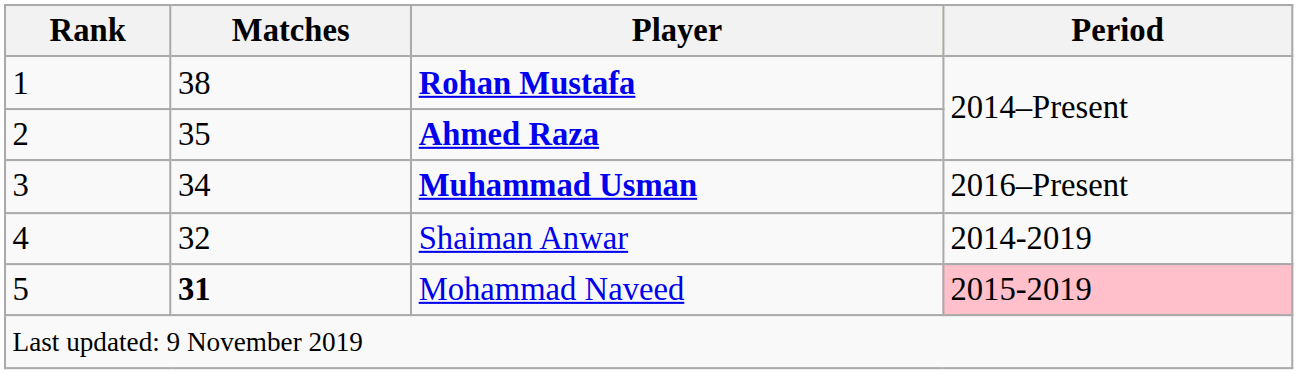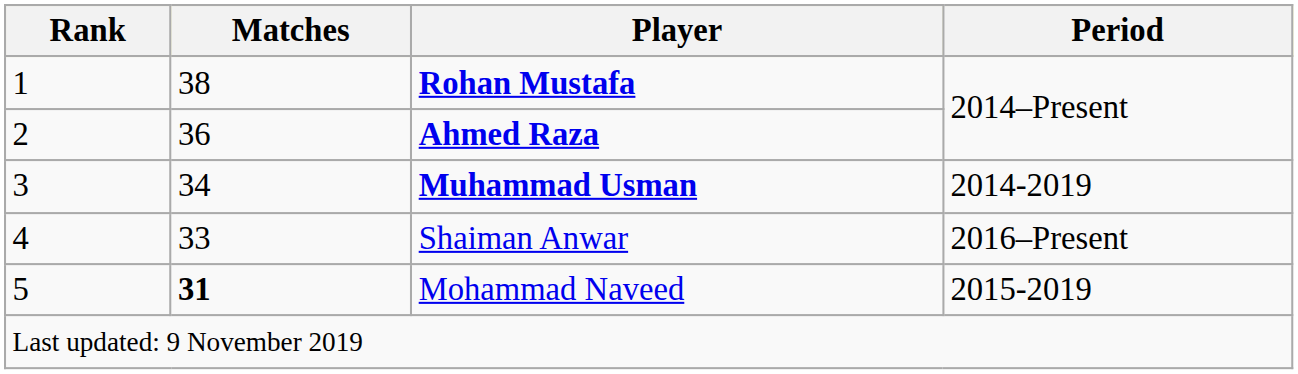(194, 133) 35 -> (194, 133) 36
(1039, 185) 2016–Present -> (1021, 185) 2014-2019
(194, 237) 32 -> (194, 237) 33
(1021, 237) 2014-2019 -> (1039, 237) 2016–Present
(1021, 289) pink background -> (1021, 289) no background
